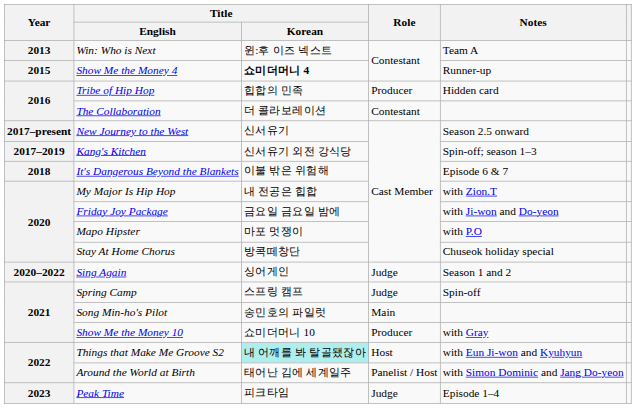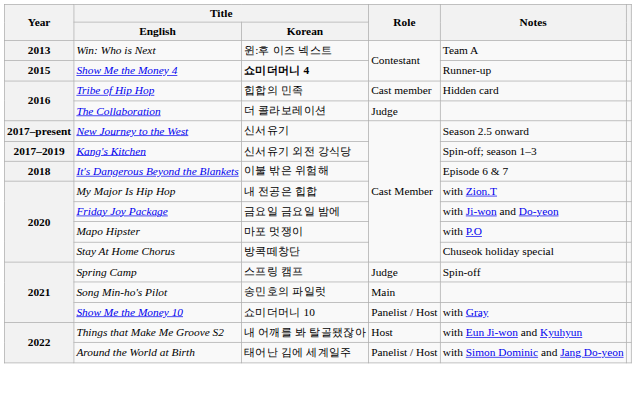(392, 90) Producer -> (401, 90) Cast member
(396, 111) Contestant -> (384, 111) Judge
- row: (101, 272)
(392, 332) Producer -> (404, 312) Panelist / Host
(305, 352) paleturquoise background -> (305, 332) no background
- row: (100, 393)
